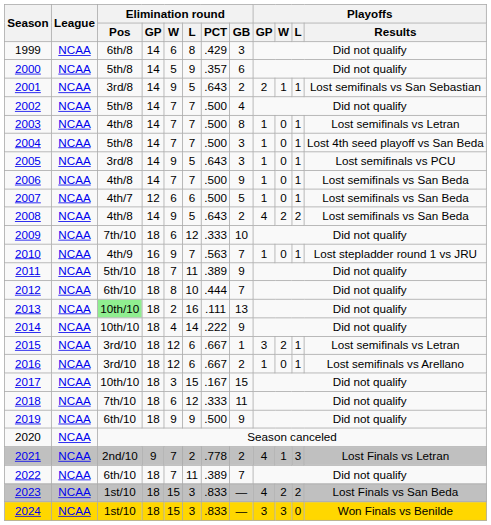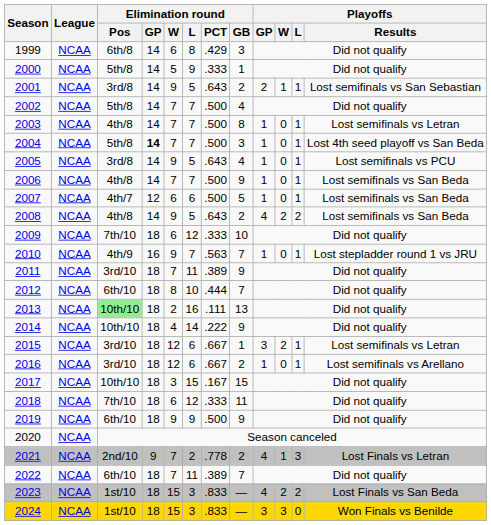(216, 69) .357 -> (216, 69) .333
(241, 69) 6 -> (241, 69) 1
(153, 143) normal -> (153, 143) bold
(241, 161) 3 -> (241, 161) 4
(120, 272) 5th/10 -> (120, 272) 3rd/10
